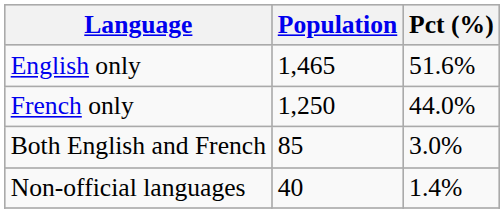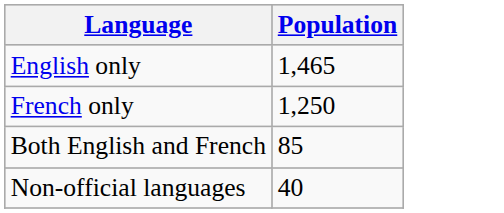- column: (451, 24)
